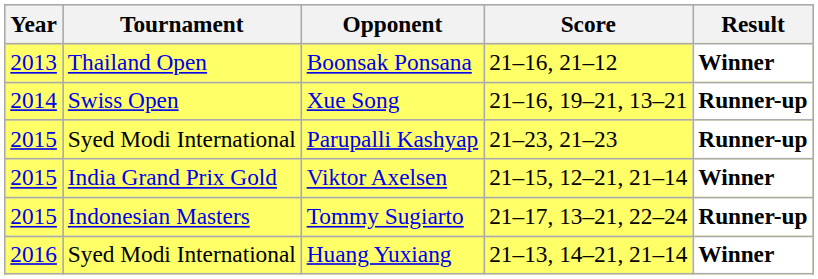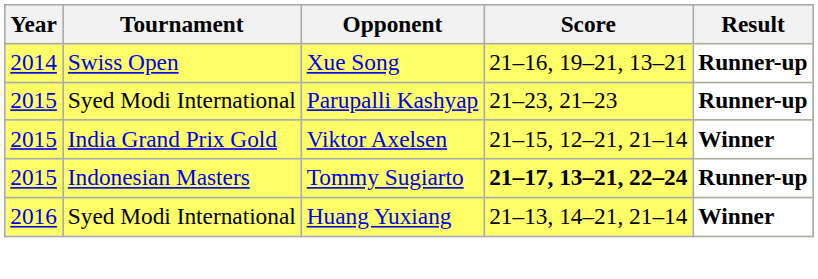- row: (389, 62)
(588, 216) normal -> (588, 178) bold
